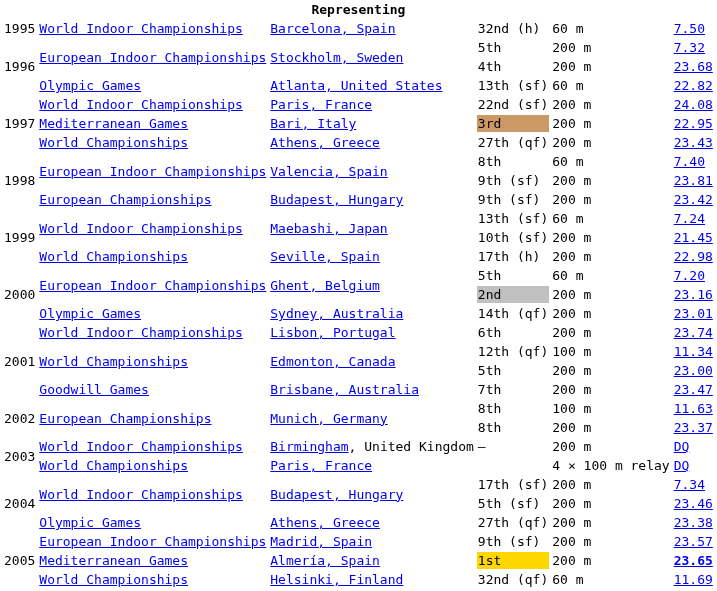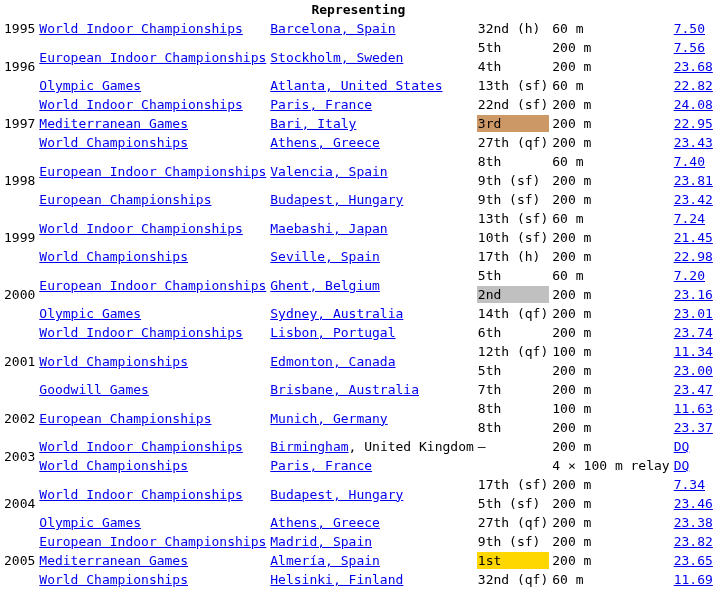(689, 48) 7.32 -> (689, 48) 7.56
(693, 542) 23.57 -> (693, 542) 23.82
(693, 560) bold -> (693, 560) normal
